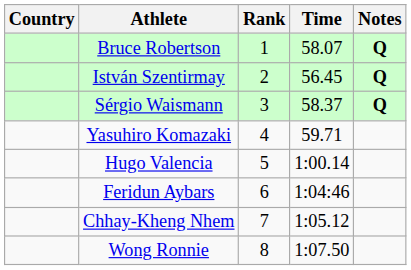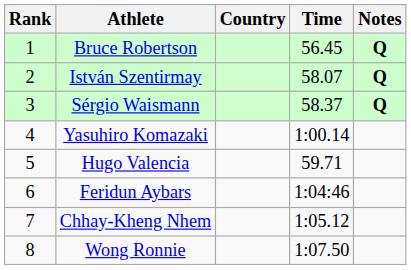columns swapped: (264, 18) <-> (42, 18)
(322, 47) 58.07 -> (322, 47) 56.45
(322, 76) 56.45 -> (322, 76) 58.07
(322, 134) 59.71 -> (322, 134) 1:00.14
(322, 163) 1:00.14 -> (322, 163) 59.71
